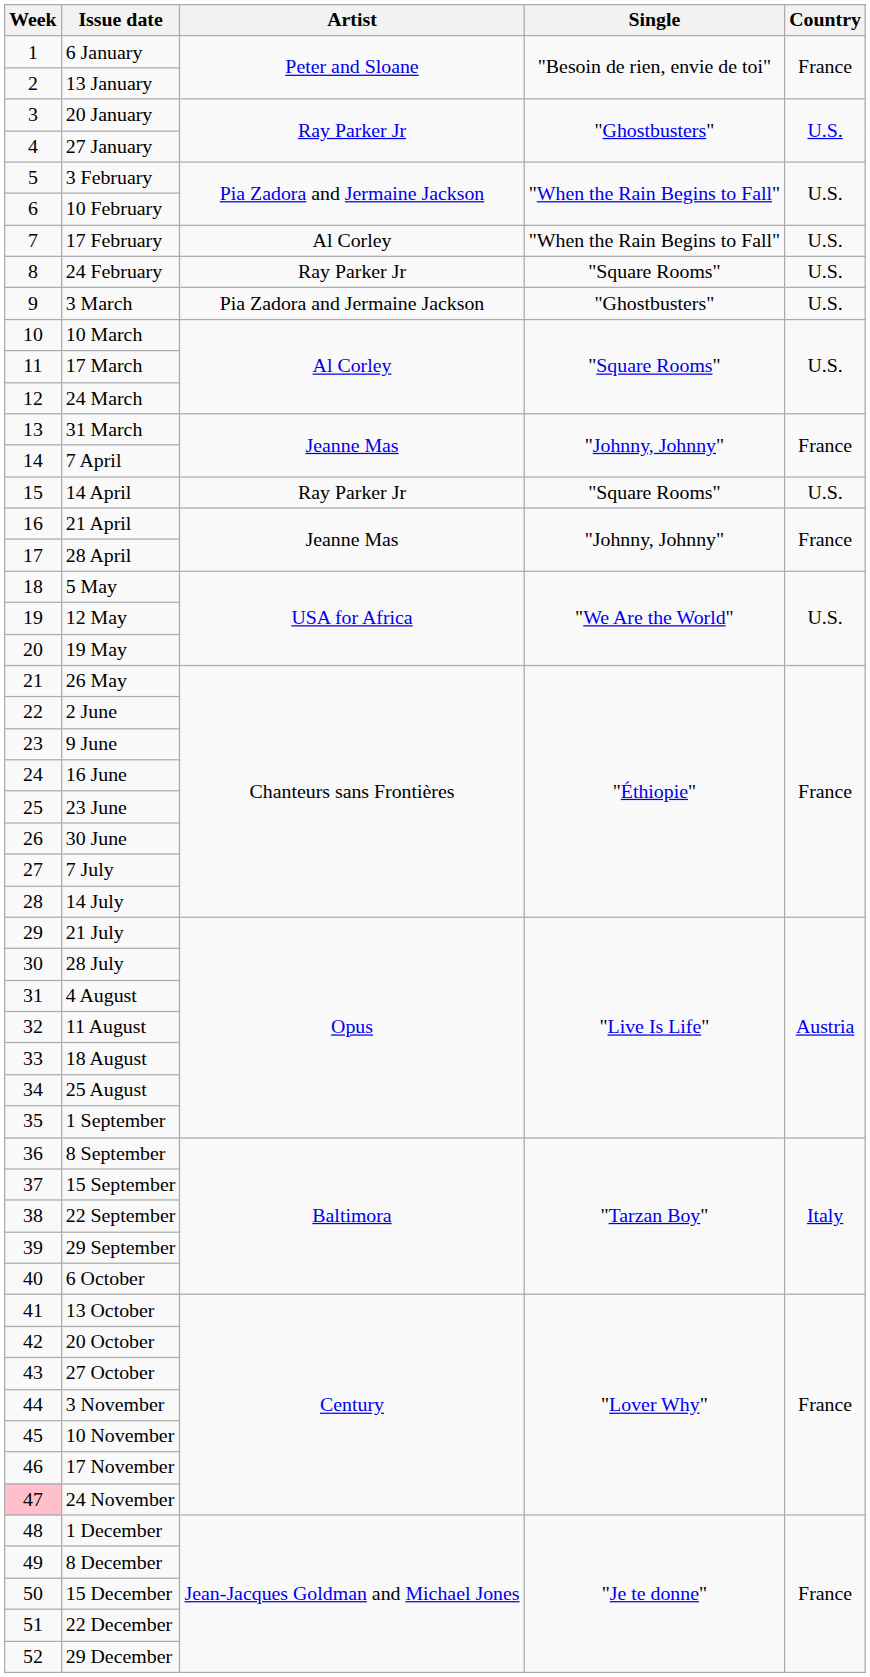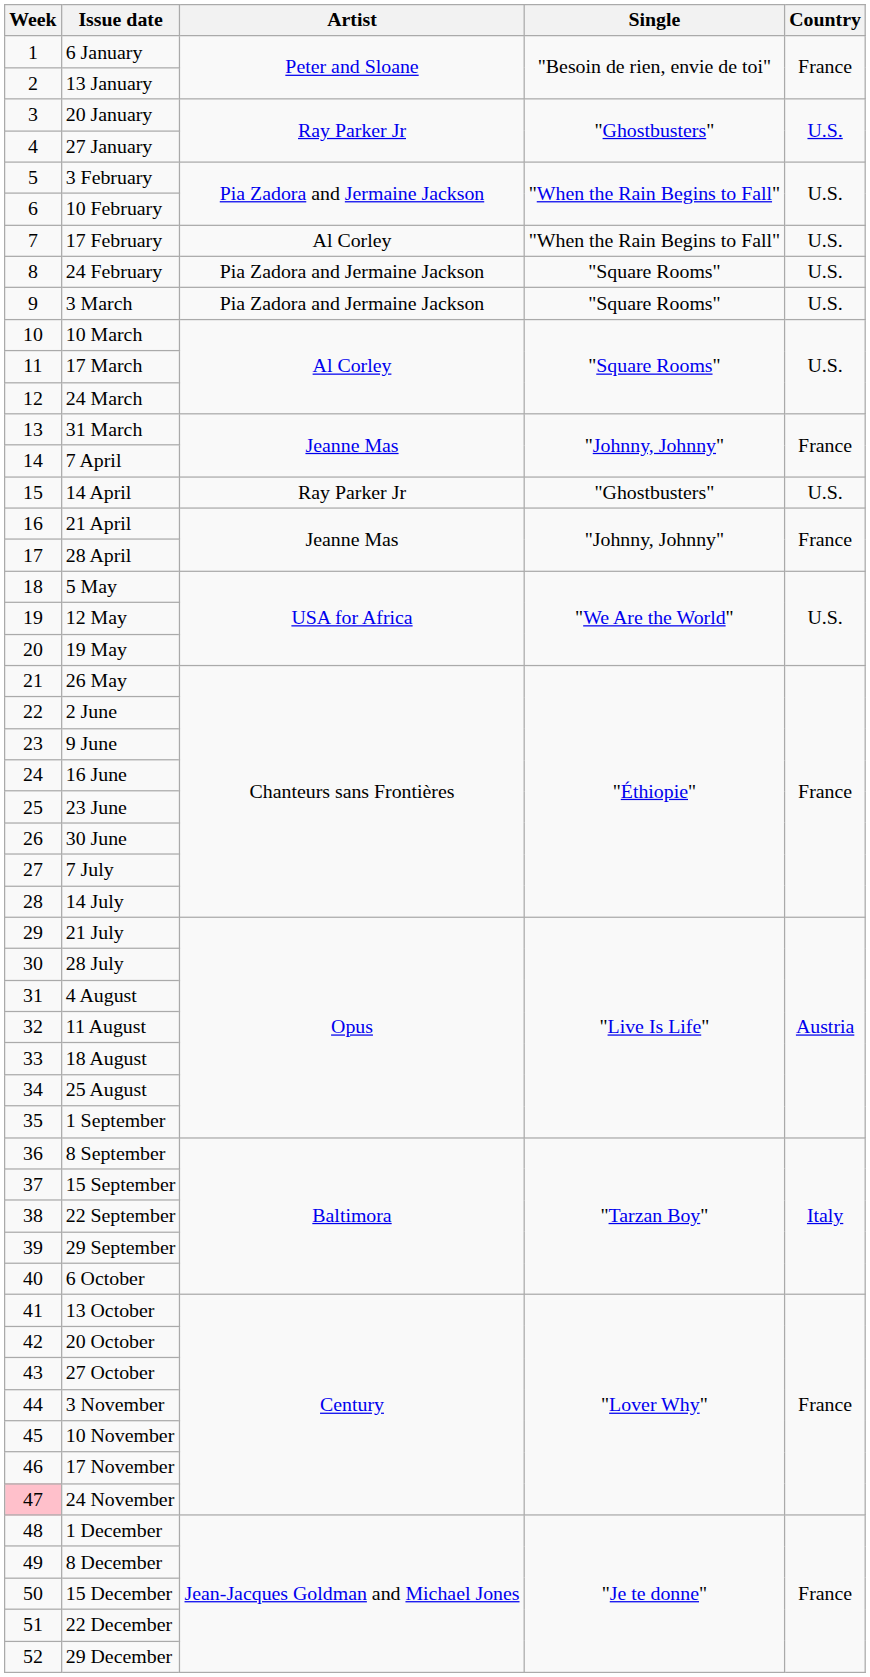(352, 271) Ray Parker Jr -> (352, 271) Pia Zadora and Jermaine Jackson
(654, 303) "Ghostbusters" -> (654, 303) "Square Rooms"
(654, 492) "Square Rooms" -> (654, 492) "Ghostbusters"
